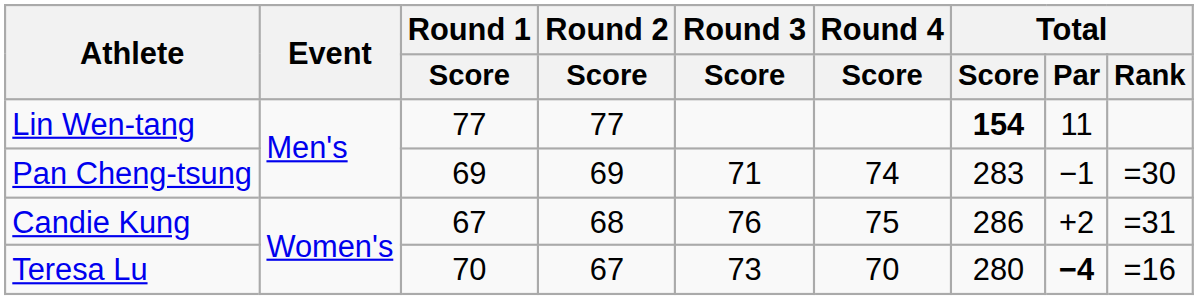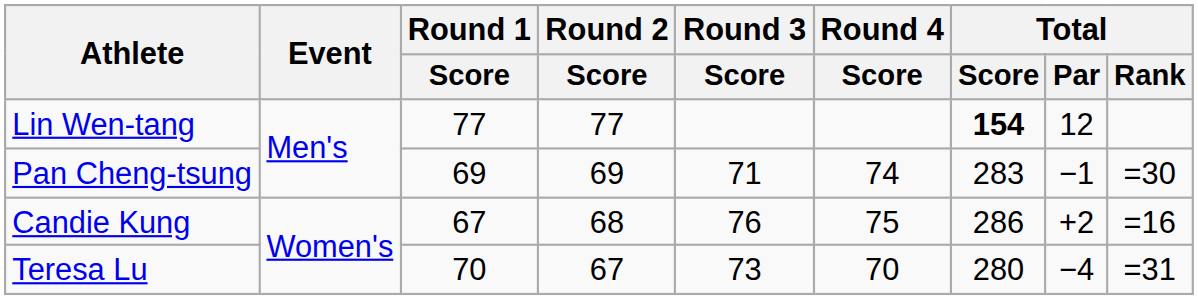(1077, 124) 11 -> (1077, 124) 12
(1150, 222) =31 -> (1150, 222) =16
(1077, 270) bold -> (1077, 270) normal
(1150, 270) =16 -> (1150, 270) =31
